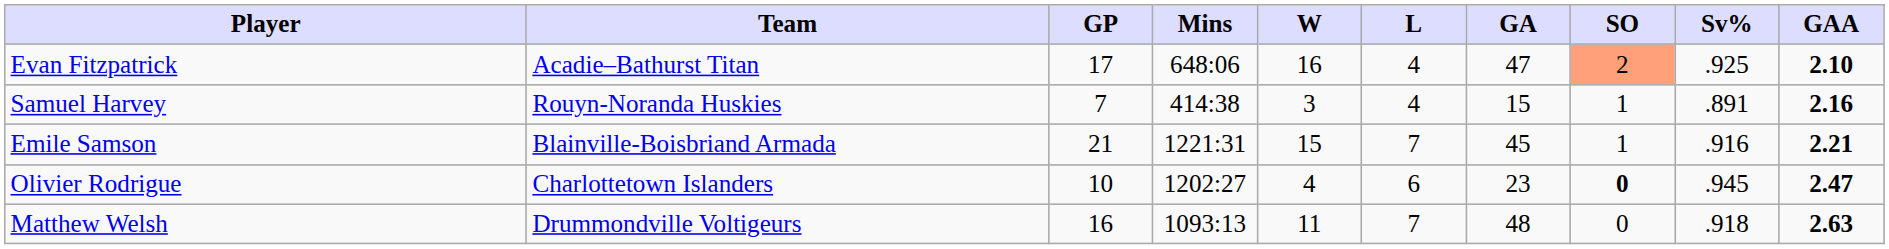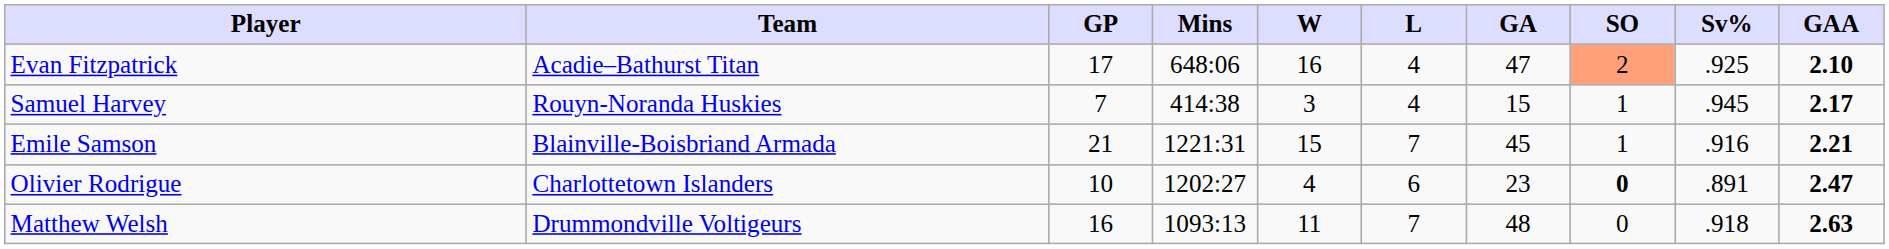(1727, 104) .891 -> (1727, 104) .945
(1831, 104) 2.16 -> (1831, 104) 2.17
(1727, 183) .945 -> (1727, 183) .891
